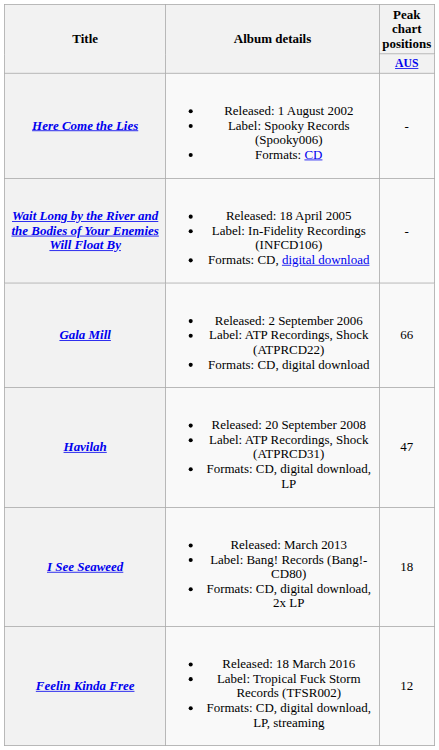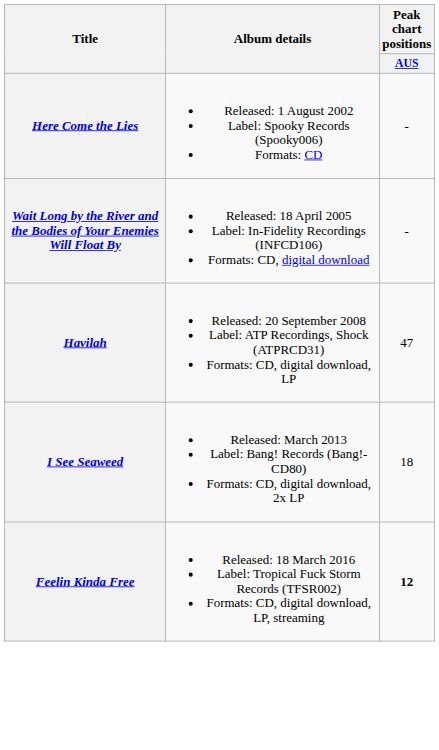- row: (85, 335)
(407, 686) normal -> (407, 581) bold
